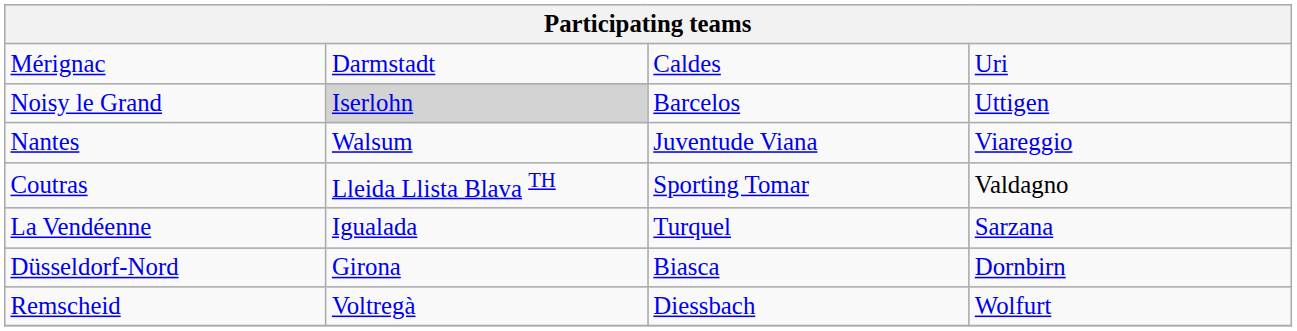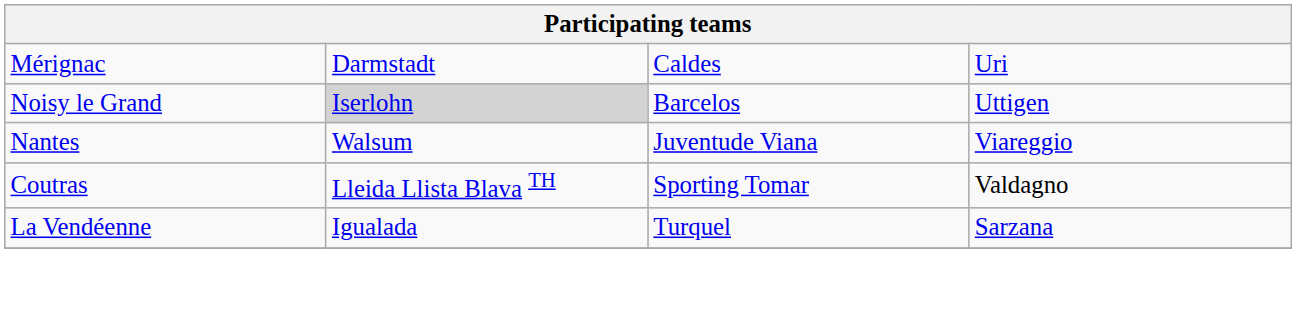- row: (95, 266)
- row: (66, 306)
